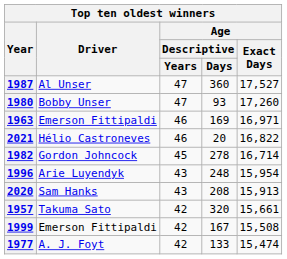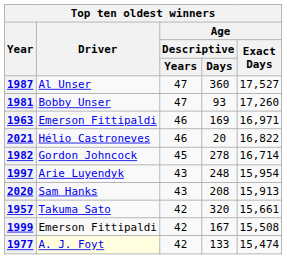(20, 102) 1980 -> (20, 102) 1981
(20, 173) 1996 -> (20, 173) 1997
(71, 245) no background -> (71, 245) lightyellow background
